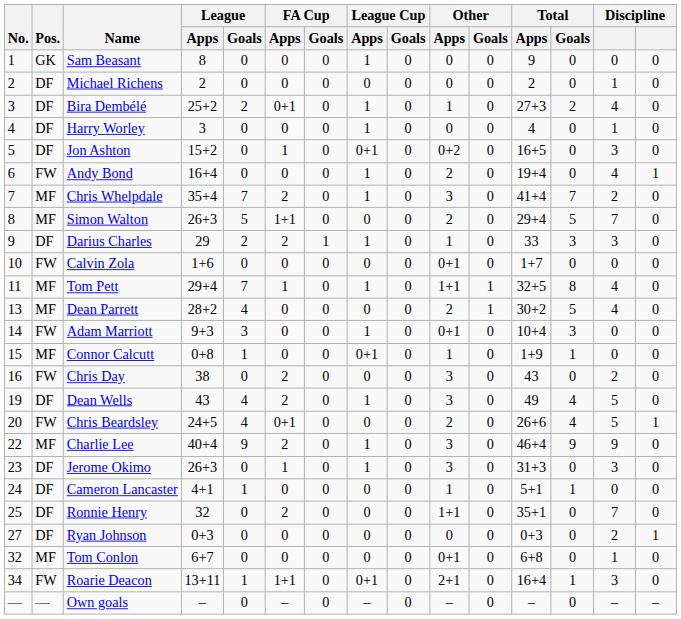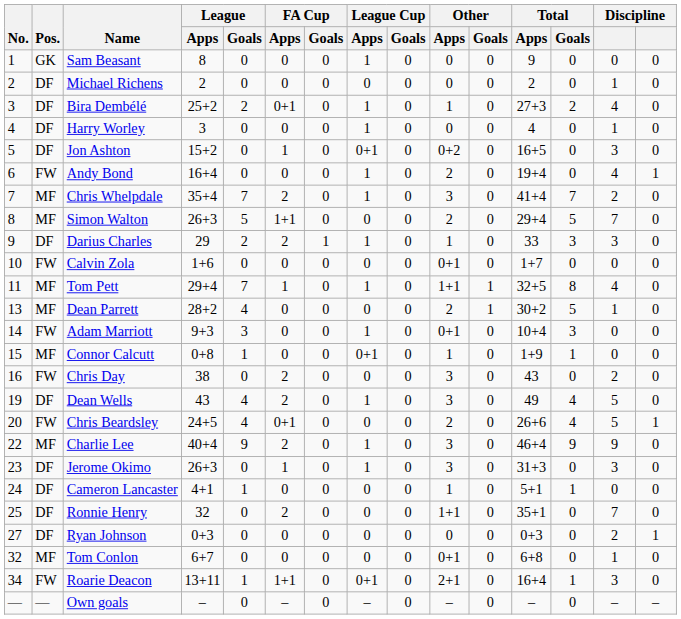(614, 309) 4 -> (614, 309) 1
